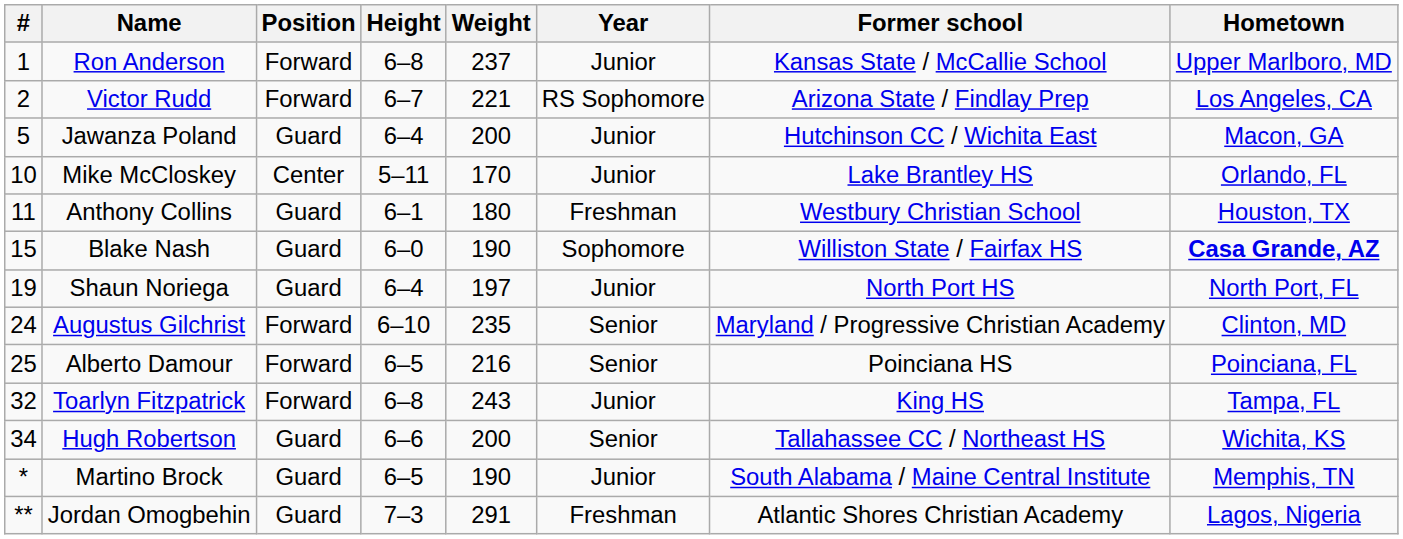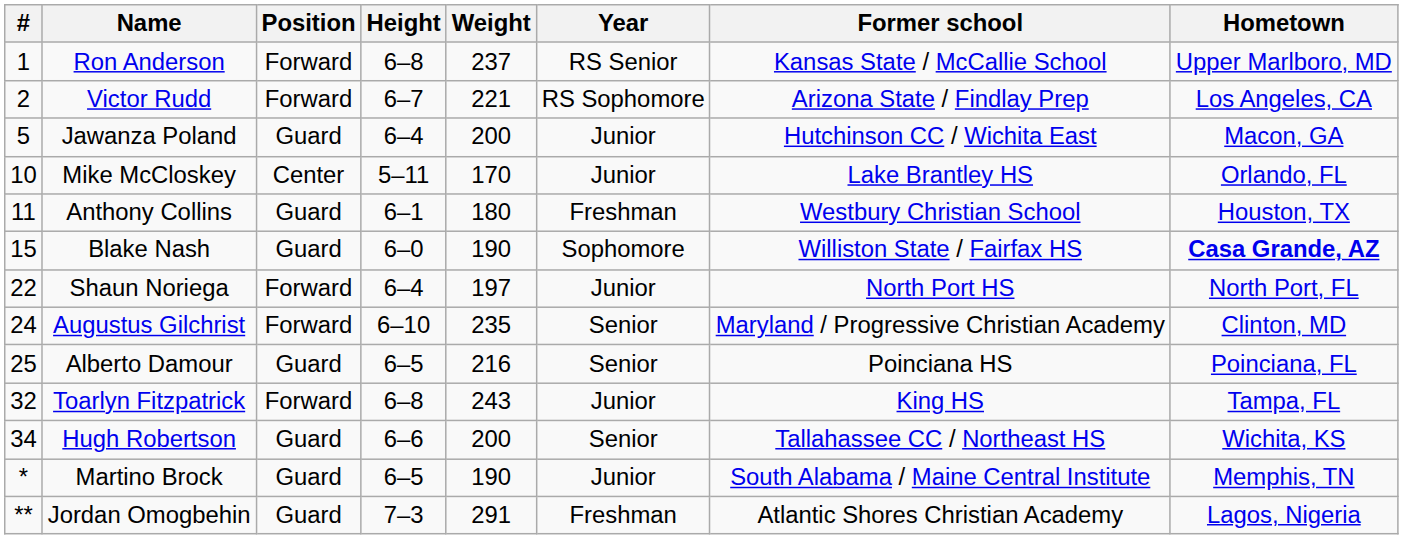(623, 61) Junior -> (623, 61) RS Senior
(23, 288) 19 -> (23, 288) 22
(309, 288) Guard -> (309, 288) Forward
(309, 363) Forward -> (309, 363) Guard
